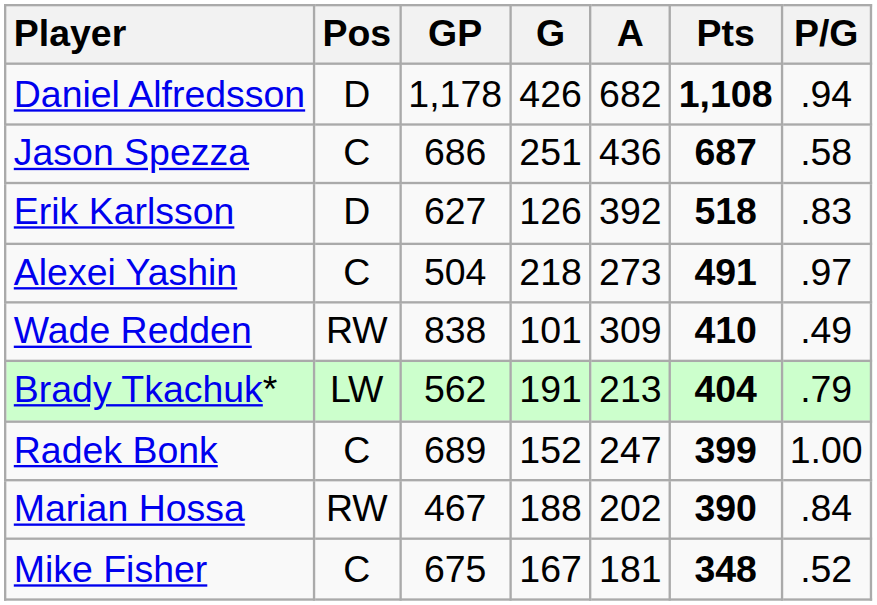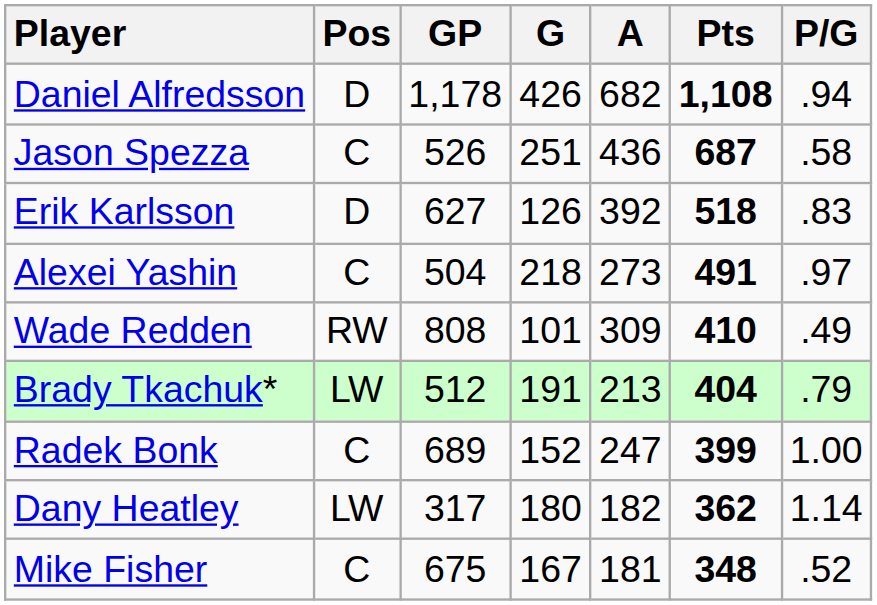(455, 152) 686 -> (455, 152) 526
(455, 331) 838 -> (455, 331) 808
(455, 390) 562 -> (455, 390) 512
- row: (129, 509)
+ row: (126, 509)
